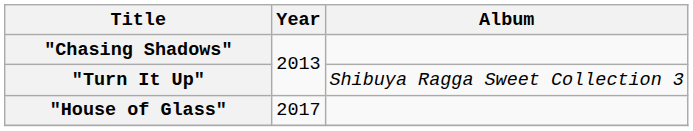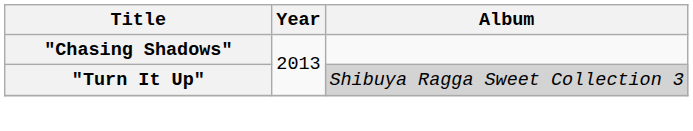(507, 80) no background -> (507, 80) lightgrey background
- row: (138, 110)
